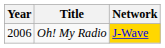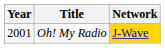(19, 33) 2006 -> (19, 33) 2001
